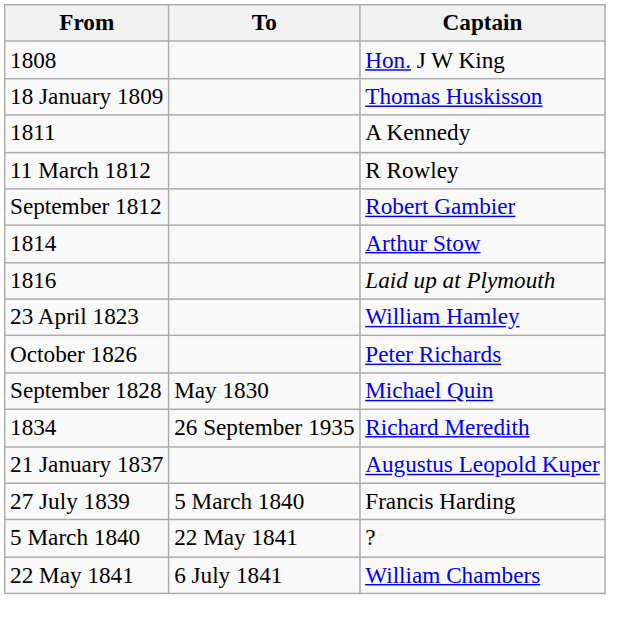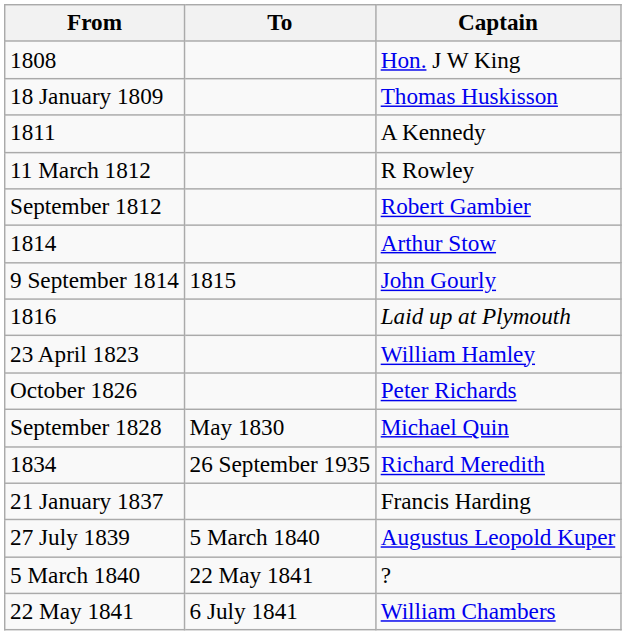+ row: (94, 280)
(483, 464) Augustus Leopold Kuper -> (456, 501) Francis Harding
(440, 501) Francis Harding -> (498, 538) Augustus Leopold Kuper
